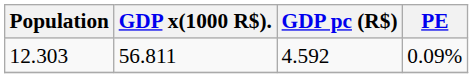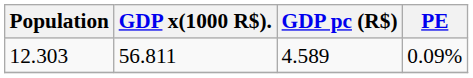(306, 55) 4.592 -> (306, 55) 4.589
